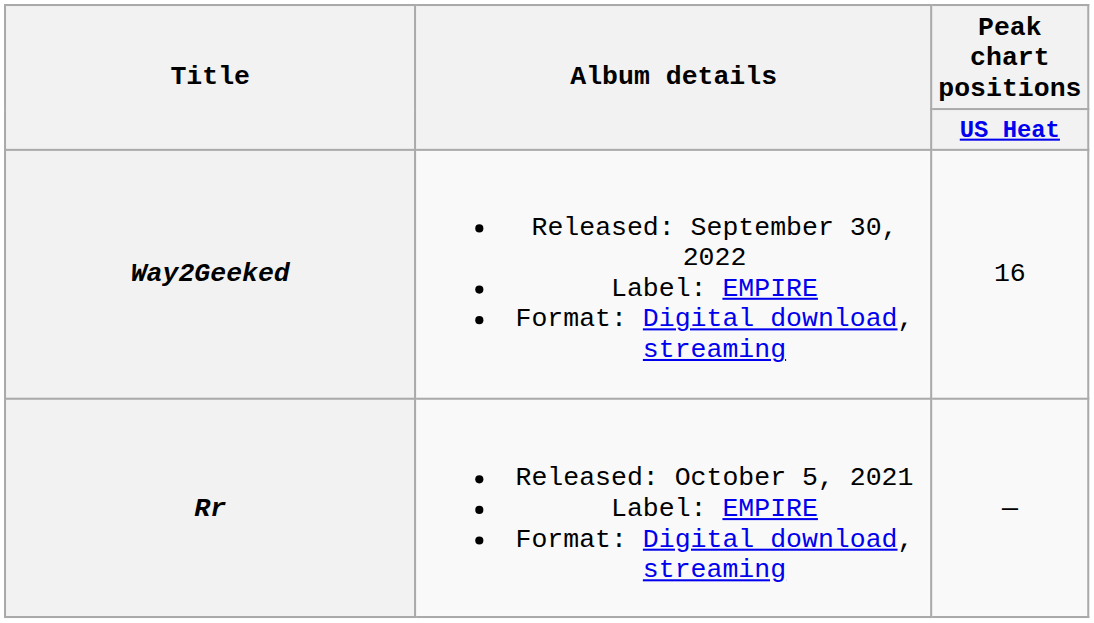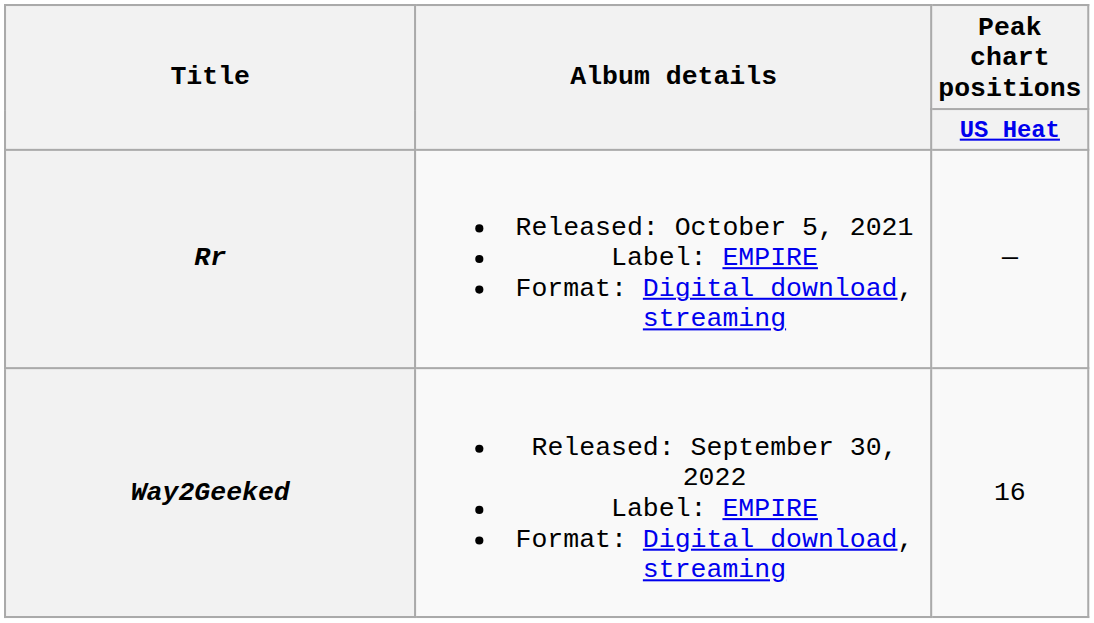rows swapped: (210, 508) <-> (210, 274)
